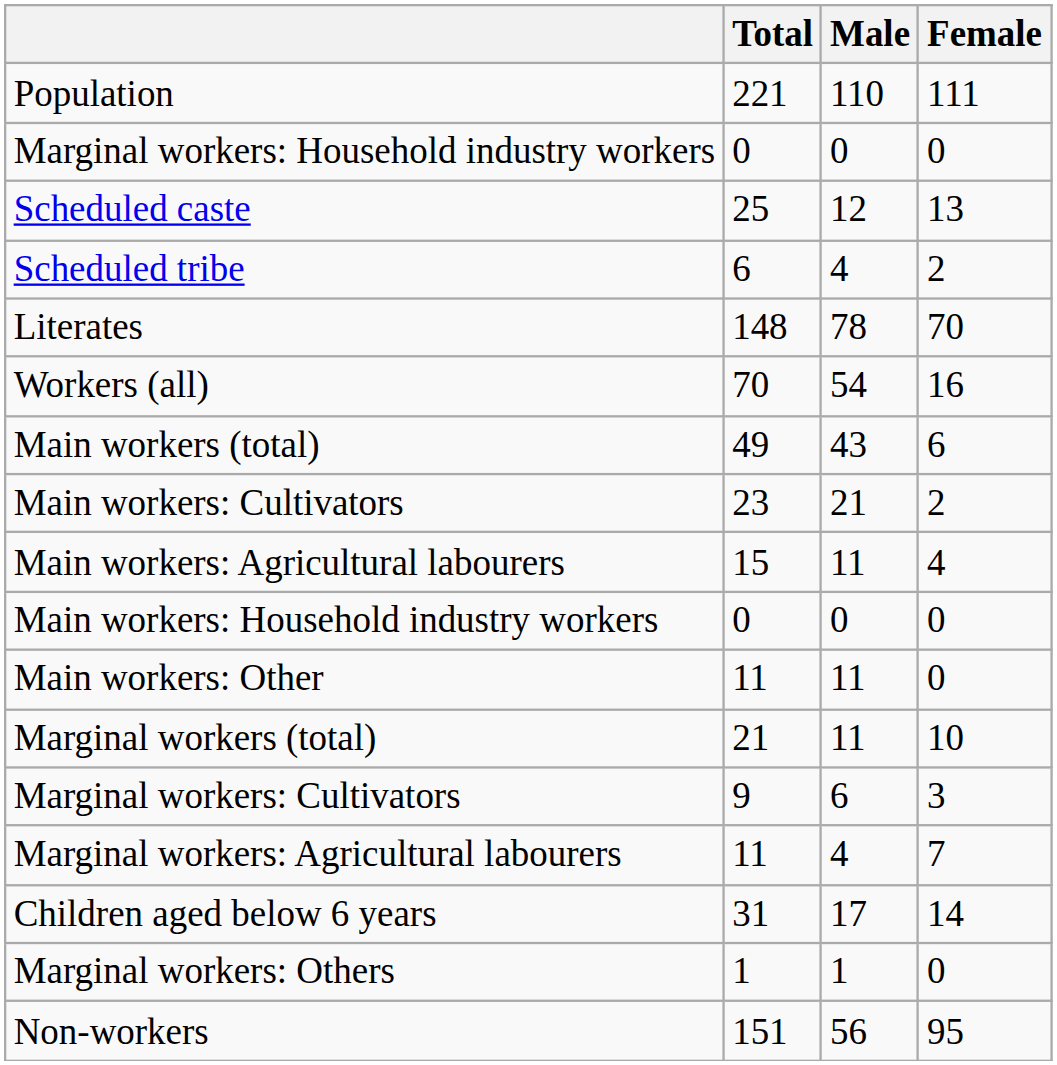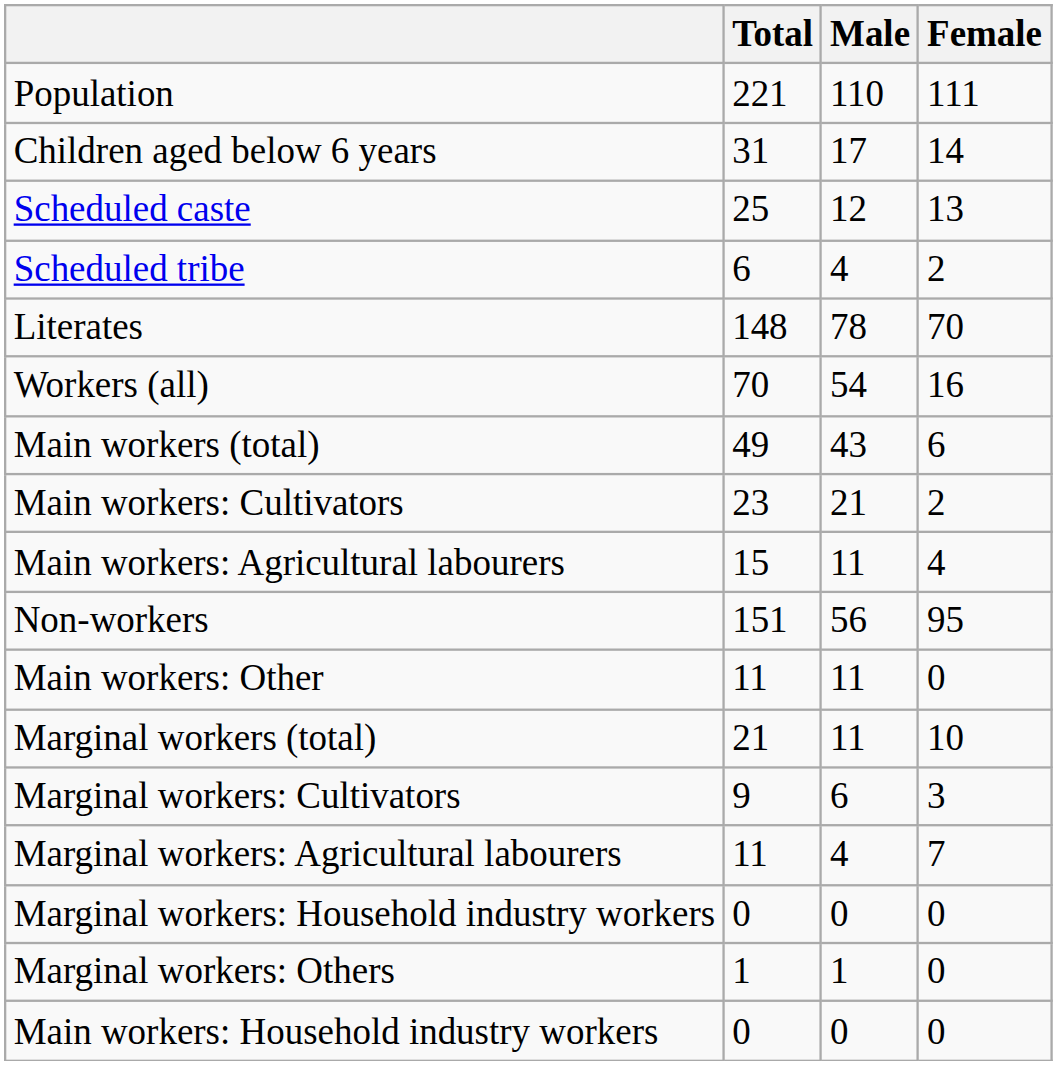rows swapped: (225, 913) <-> (364, 151)
rows swapped: (336, 619) <-> (111, 1030)
